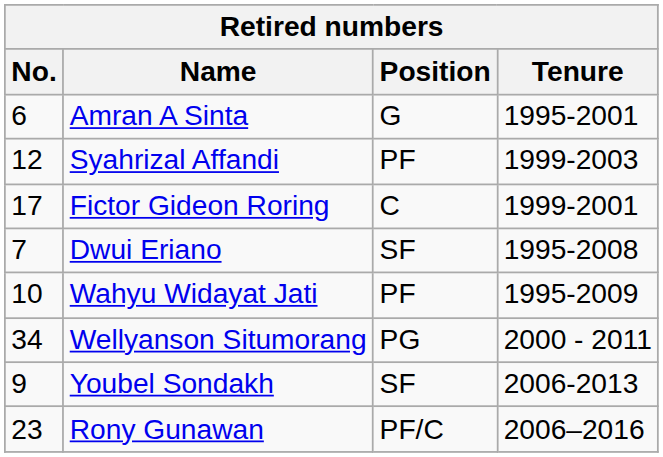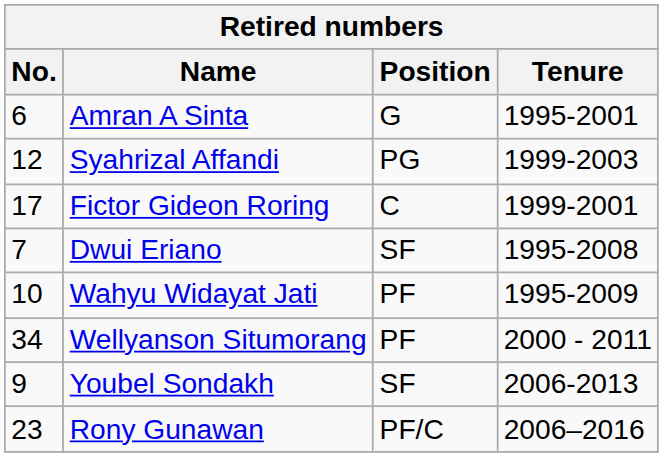(398, 160) PF -> (400, 160) PG
(400, 339) PG -> (398, 339) PF
